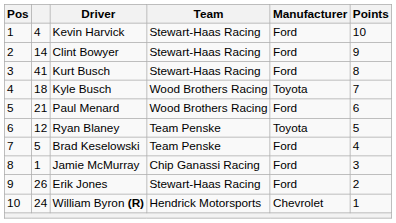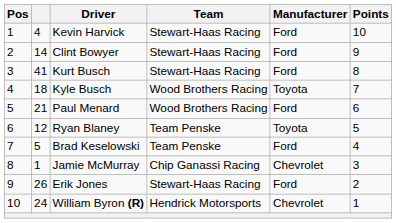(285, 165) Ford -> (298, 165) Chevrolet
